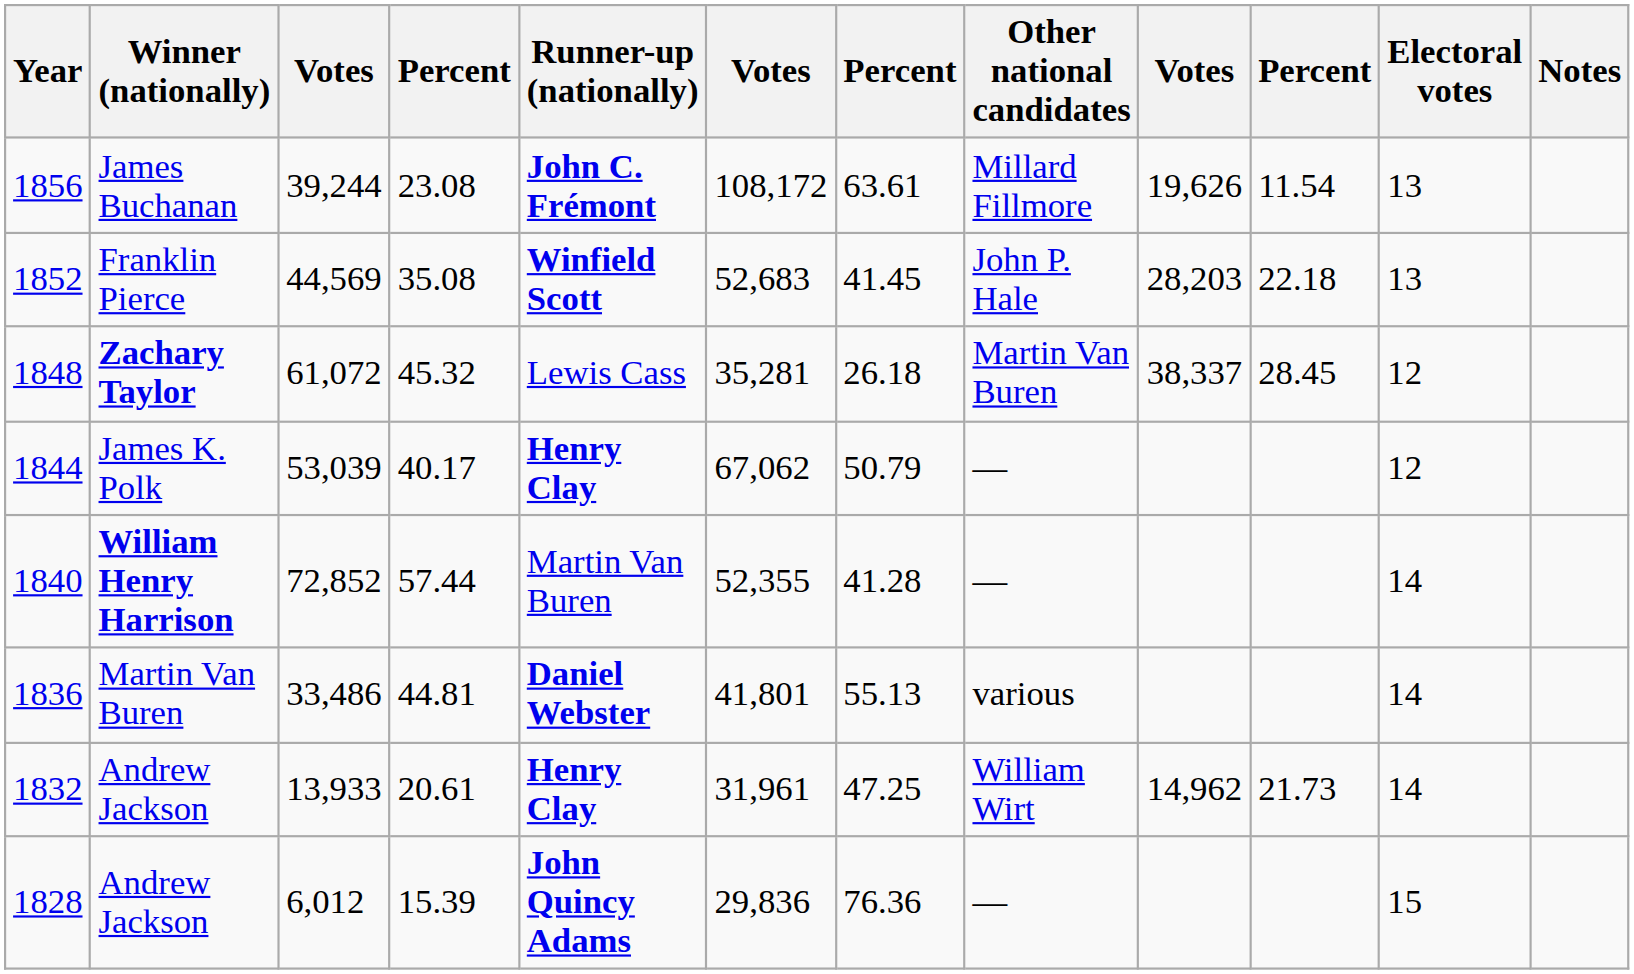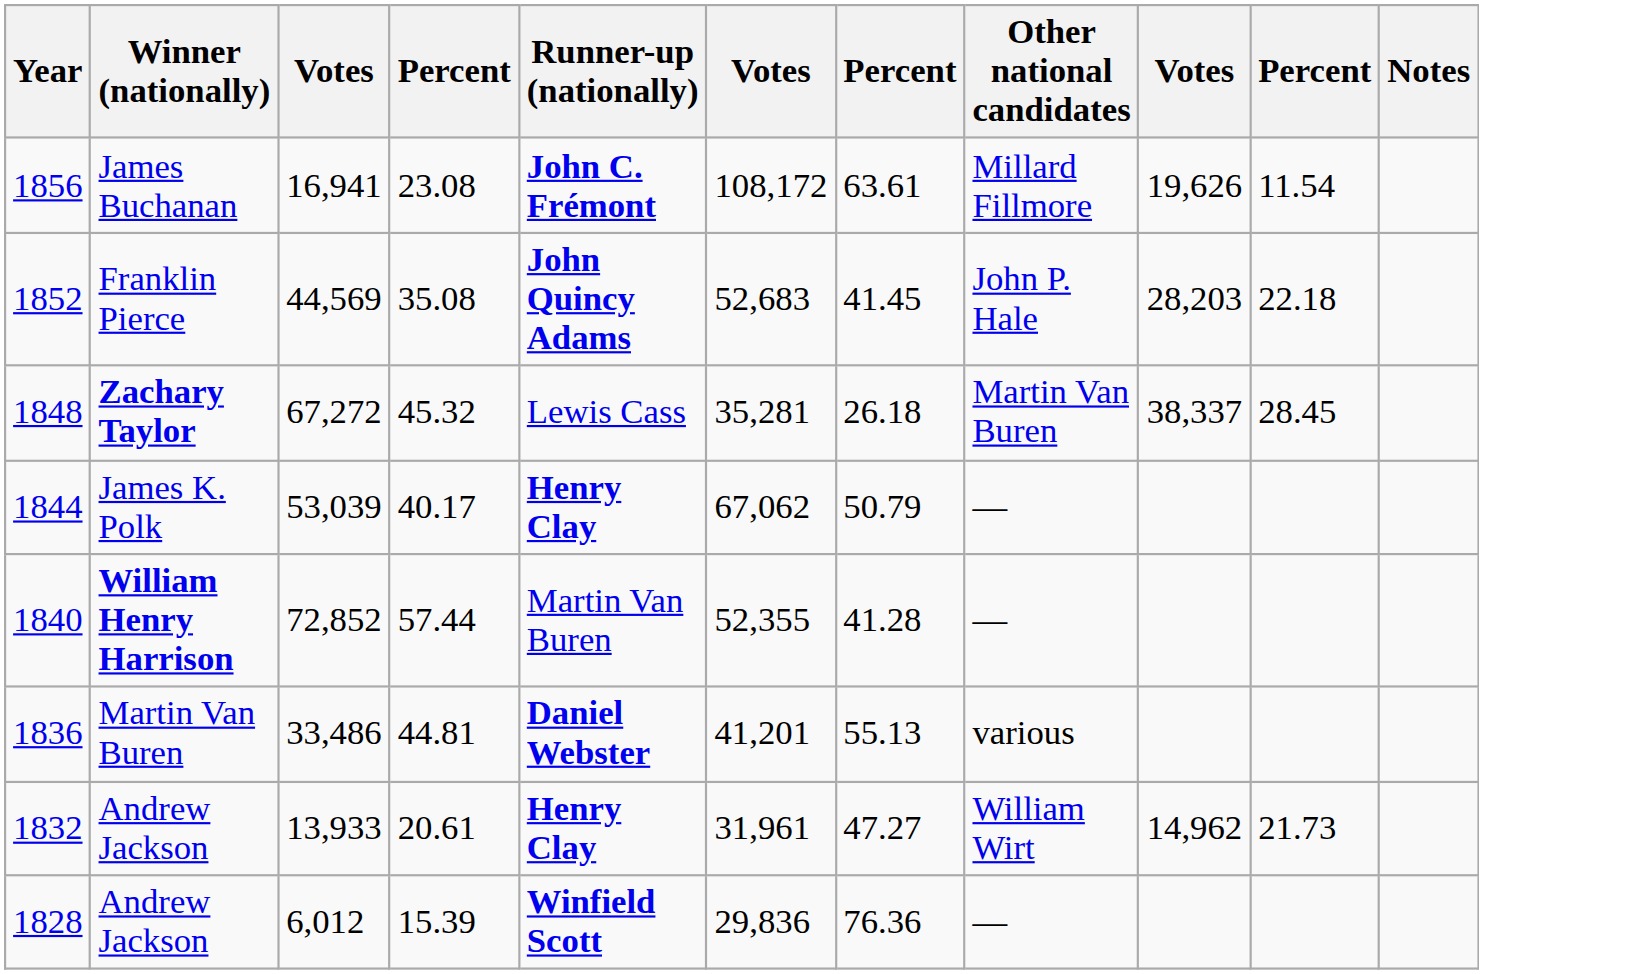- column: (1455, 71)
(334, 184) 39,244 -> (334, 184) 16,941
(591, 278) Winfield Scott -> (581, 298) John Quincy Adams
(334, 372) 61,072 -> (334, 412) 67,272
(762, 694) 41,801 -> (762, 733) 41,201
(882, 788) 47.25 -> (882, 827) 47.27
(581, 902) John Quincy Adams -> (591, 921) Winfield Scott
